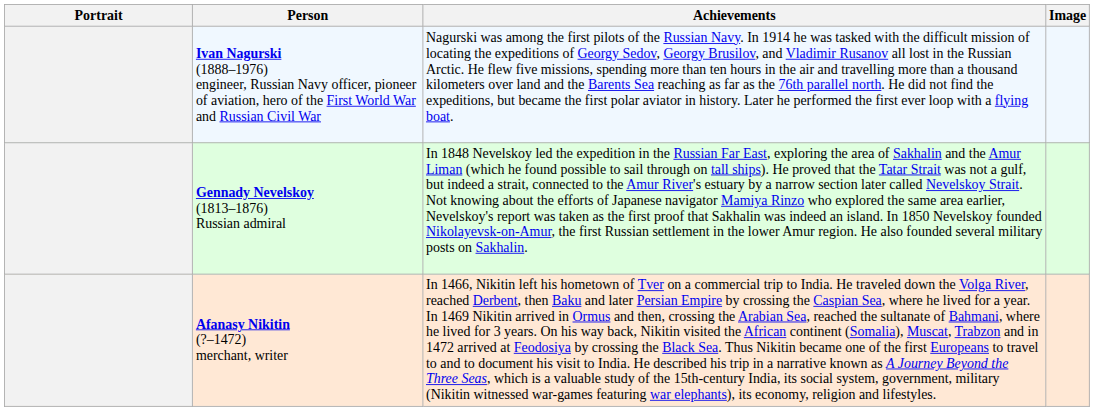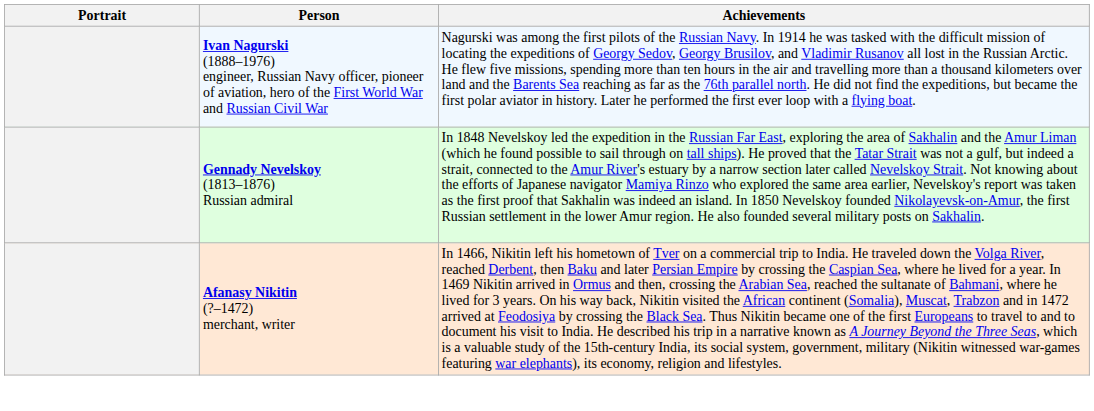- column: (1068, 15)
